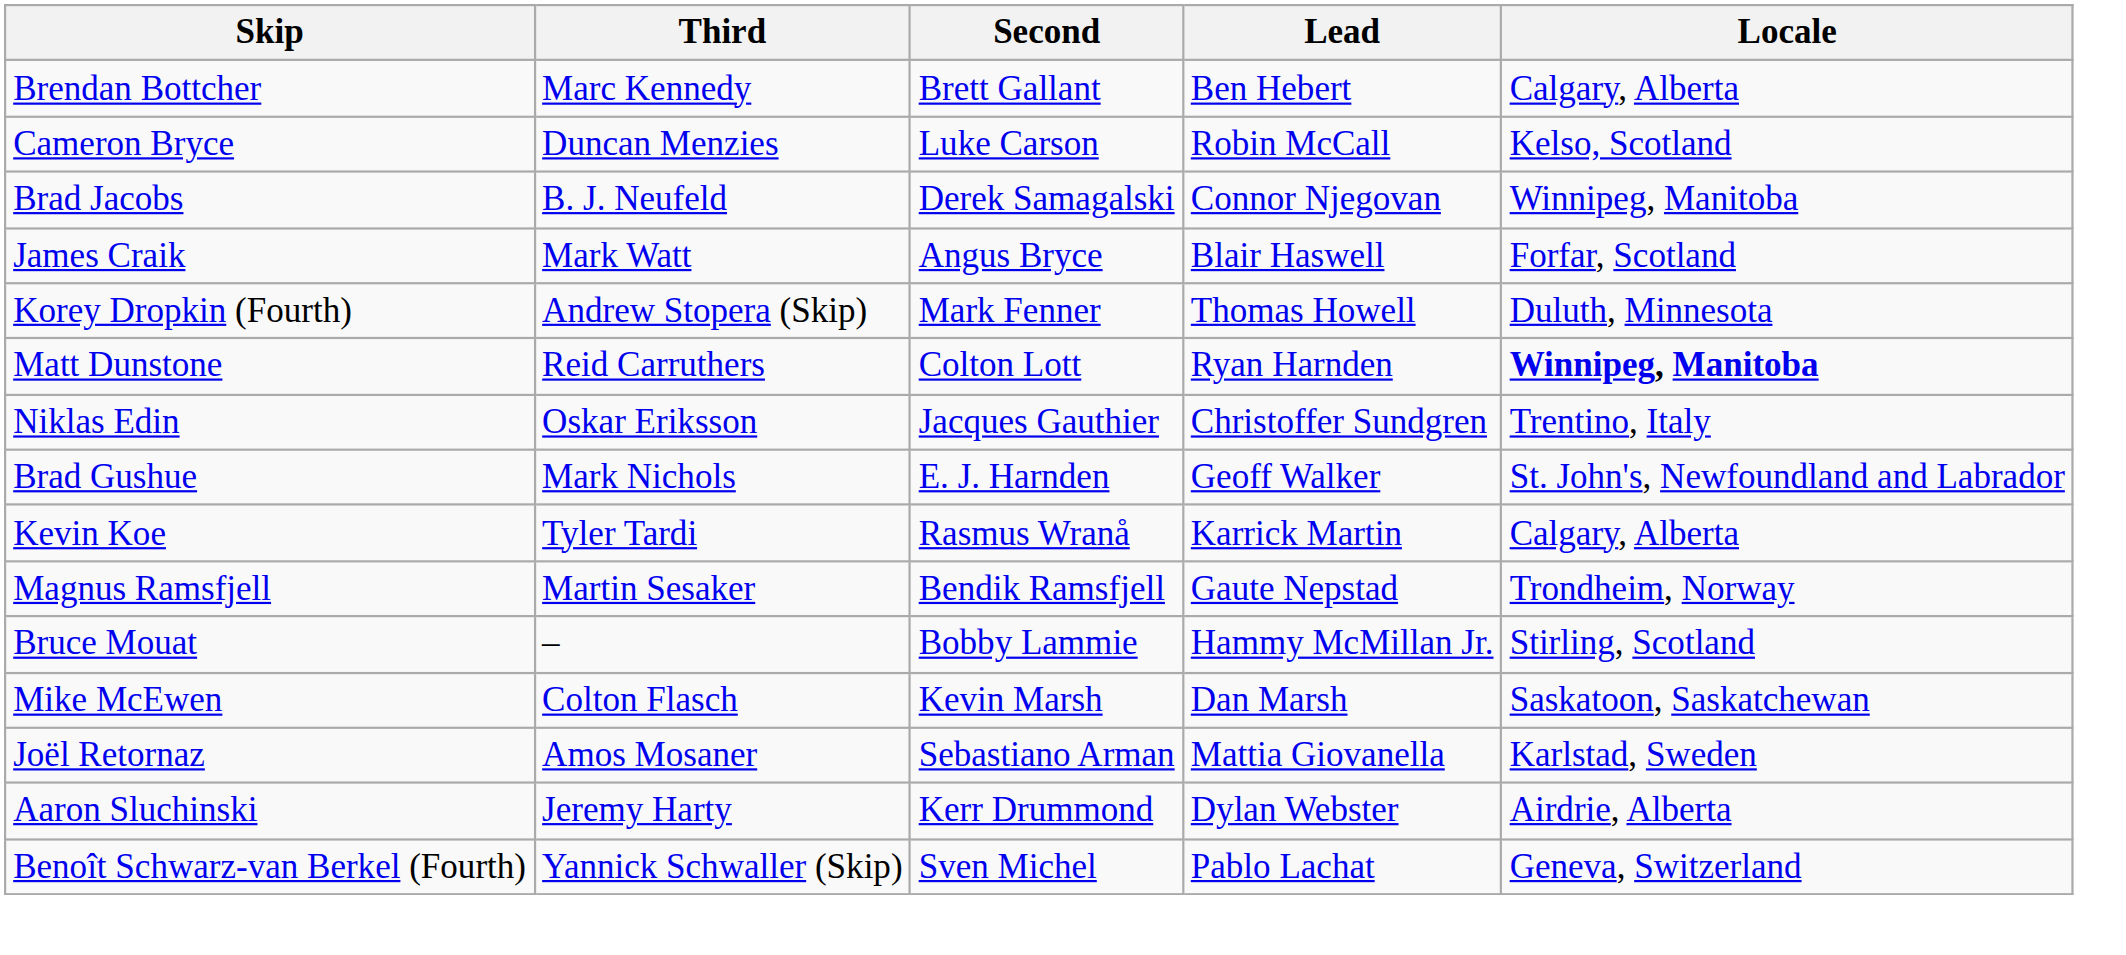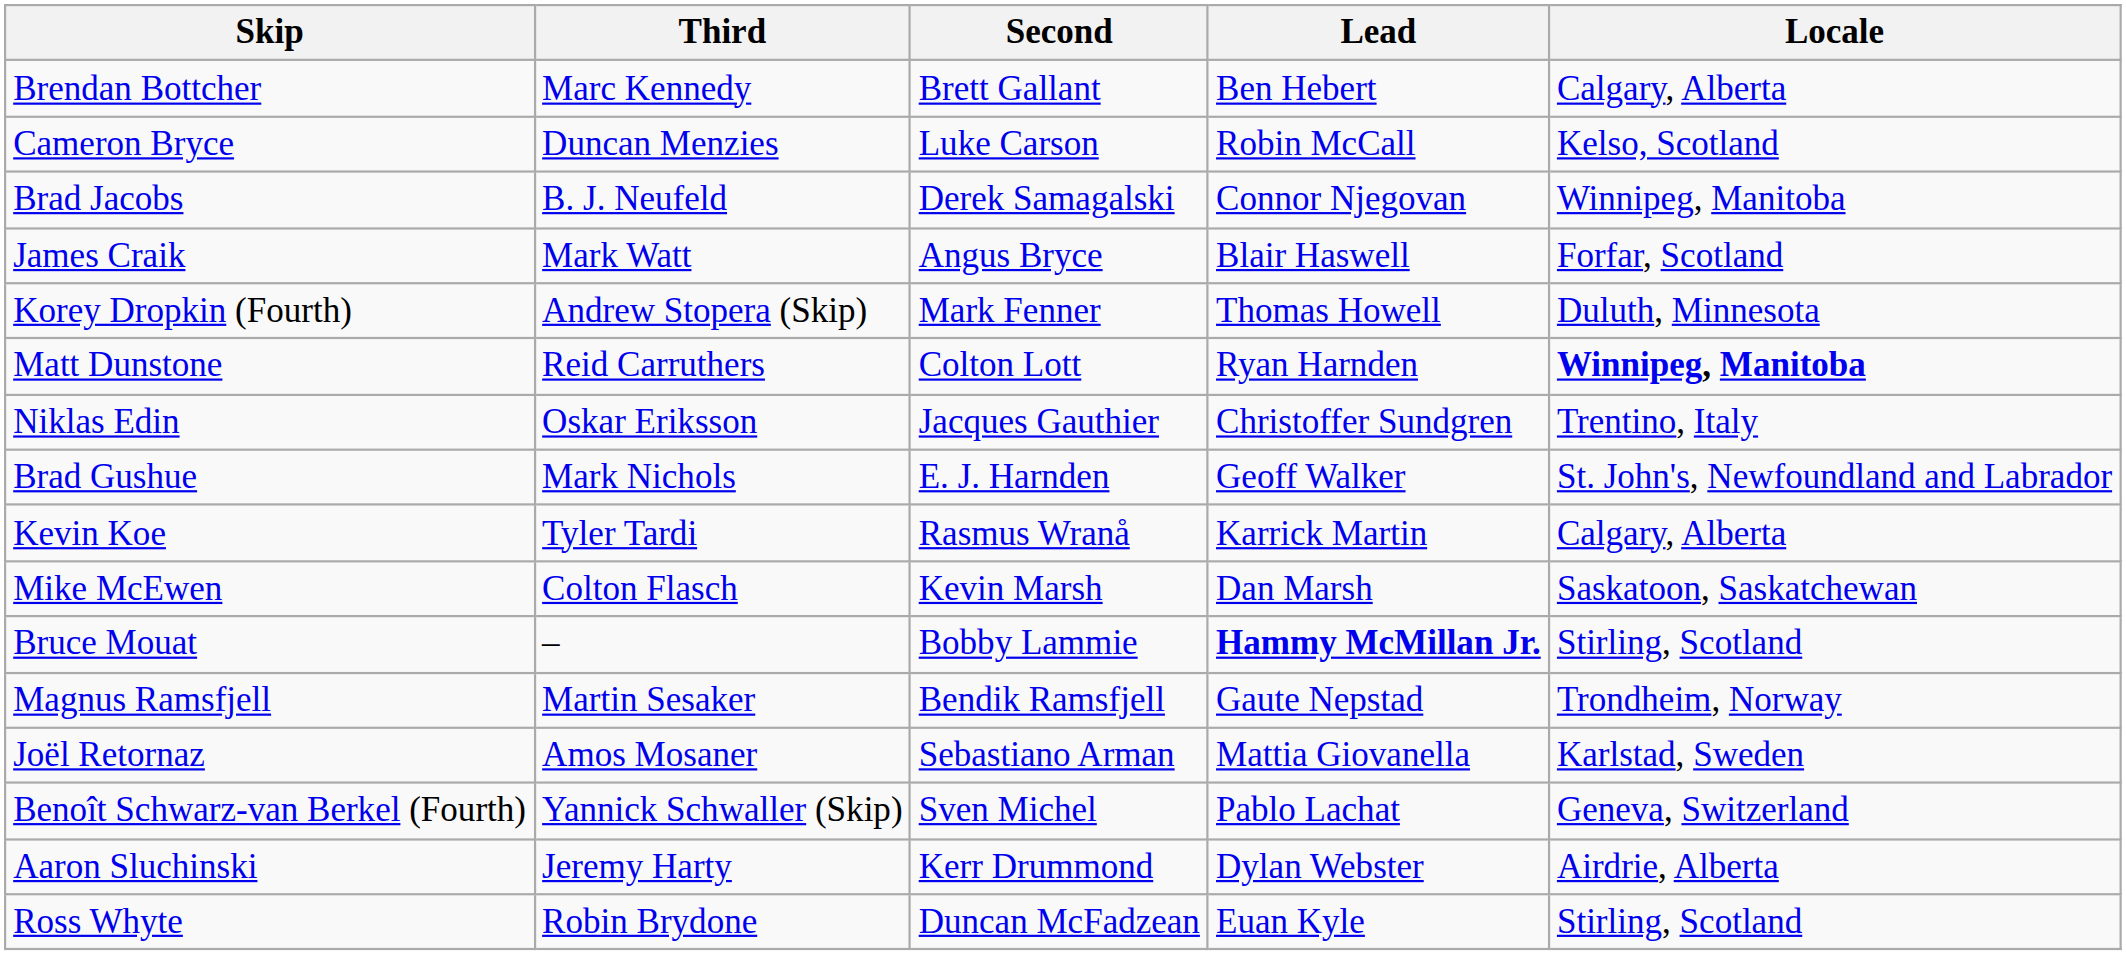rows swapped: (118, 699) <-> (142, 587)
(1342, 643) normal -> (1378, 643) bold
rows swapped: (270, 865) <-> (135, 810)
+ row: (98, 921)
